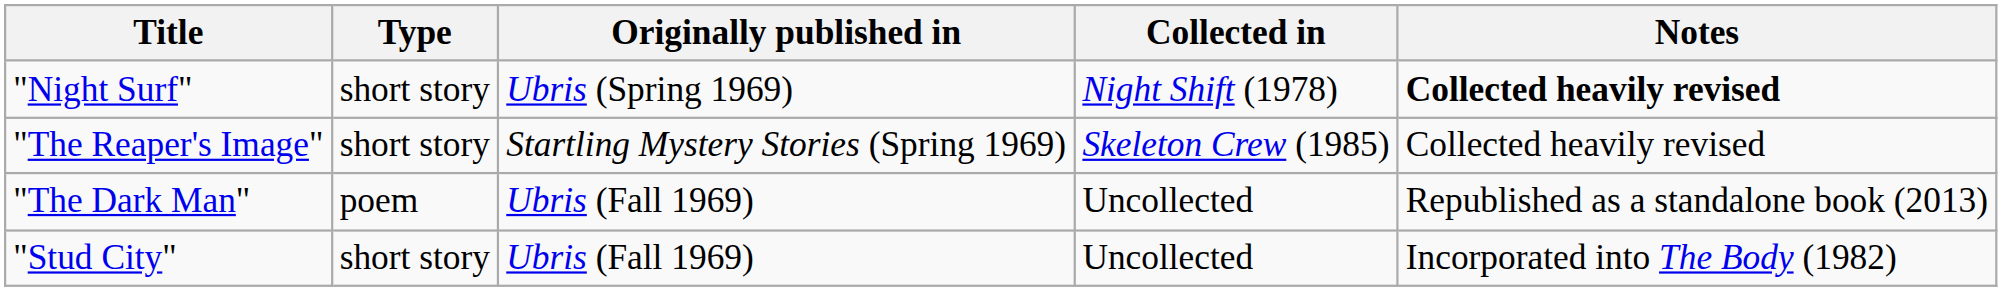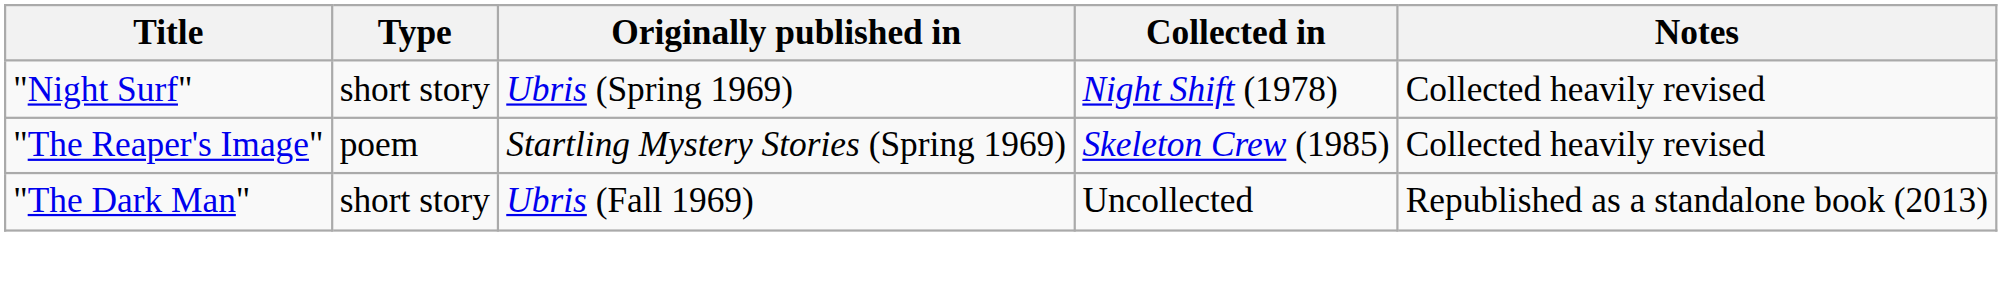(1593, 88) bold -> (1585, 88) normal
(415, 144) short story -> (379, 144) poem
(379, 200) poem -> (415, 200) short story
- row: (95, 256)
